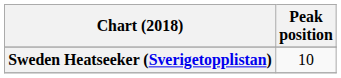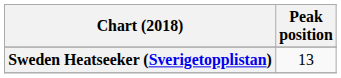(306, 60) 10 -> (306, 60) 13
